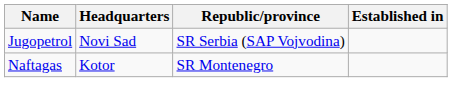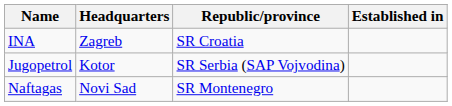+ row: (21, 40)
(108, 40) Novi Sad -> (97, 64) Kotor
(97, 64) Kotor -> (108, 88) Novi Sad
